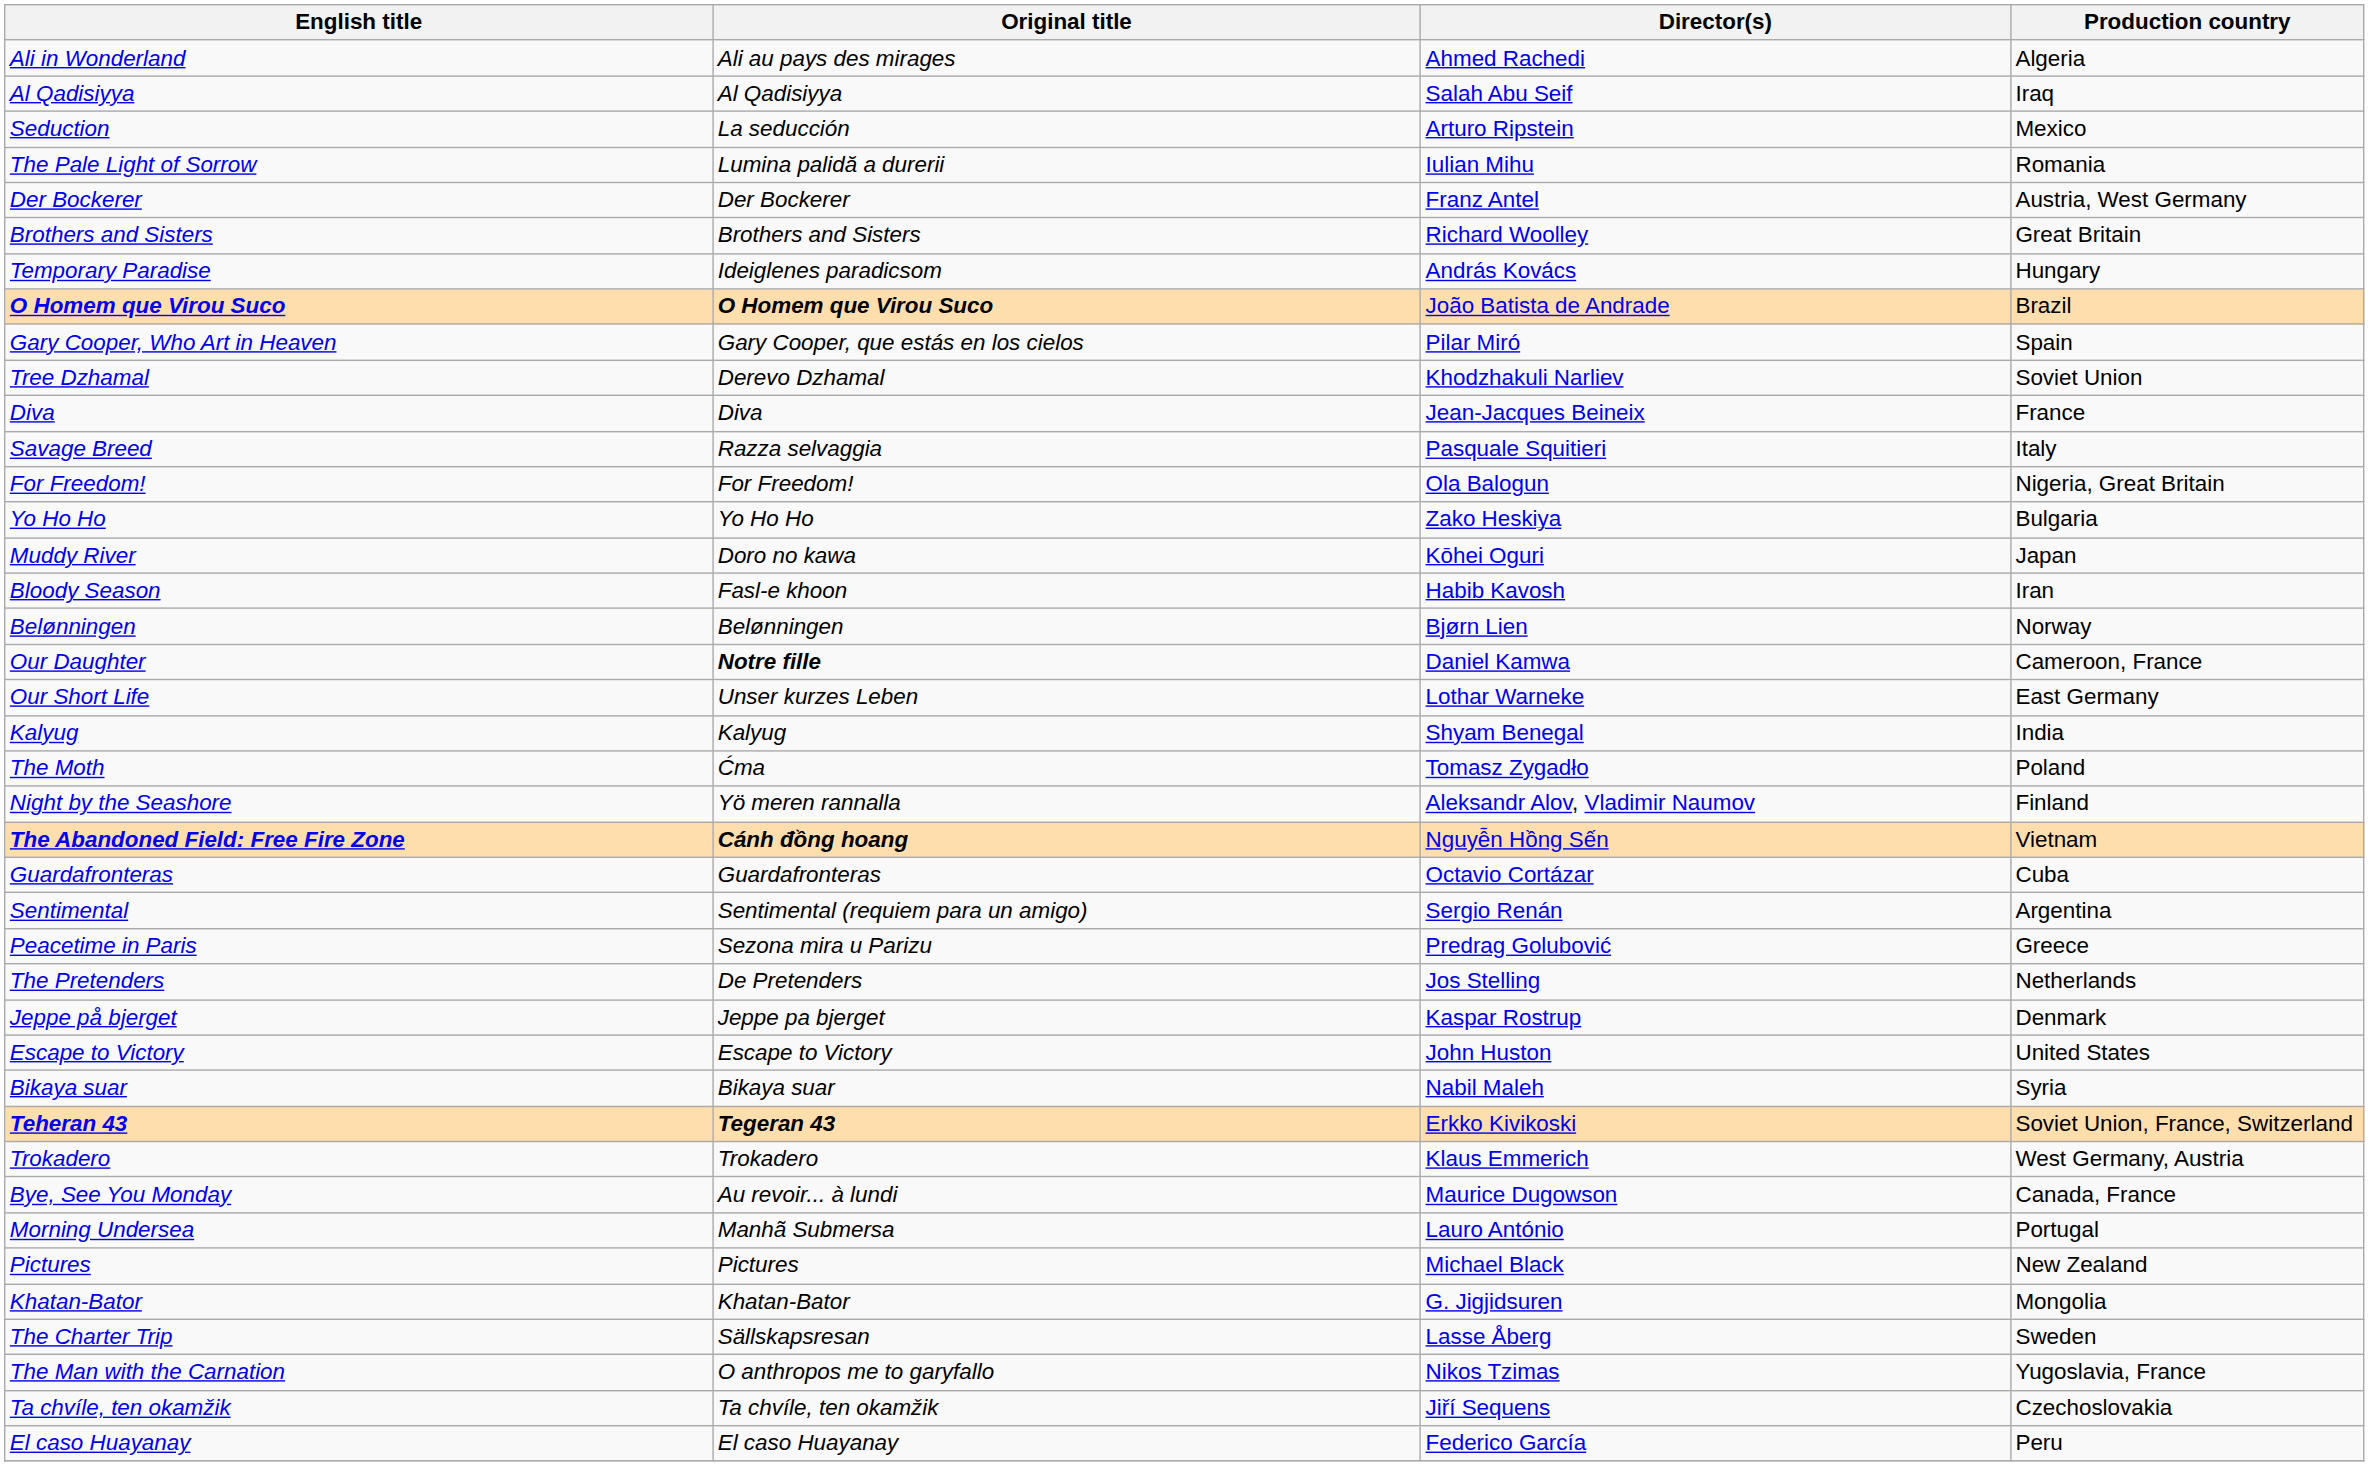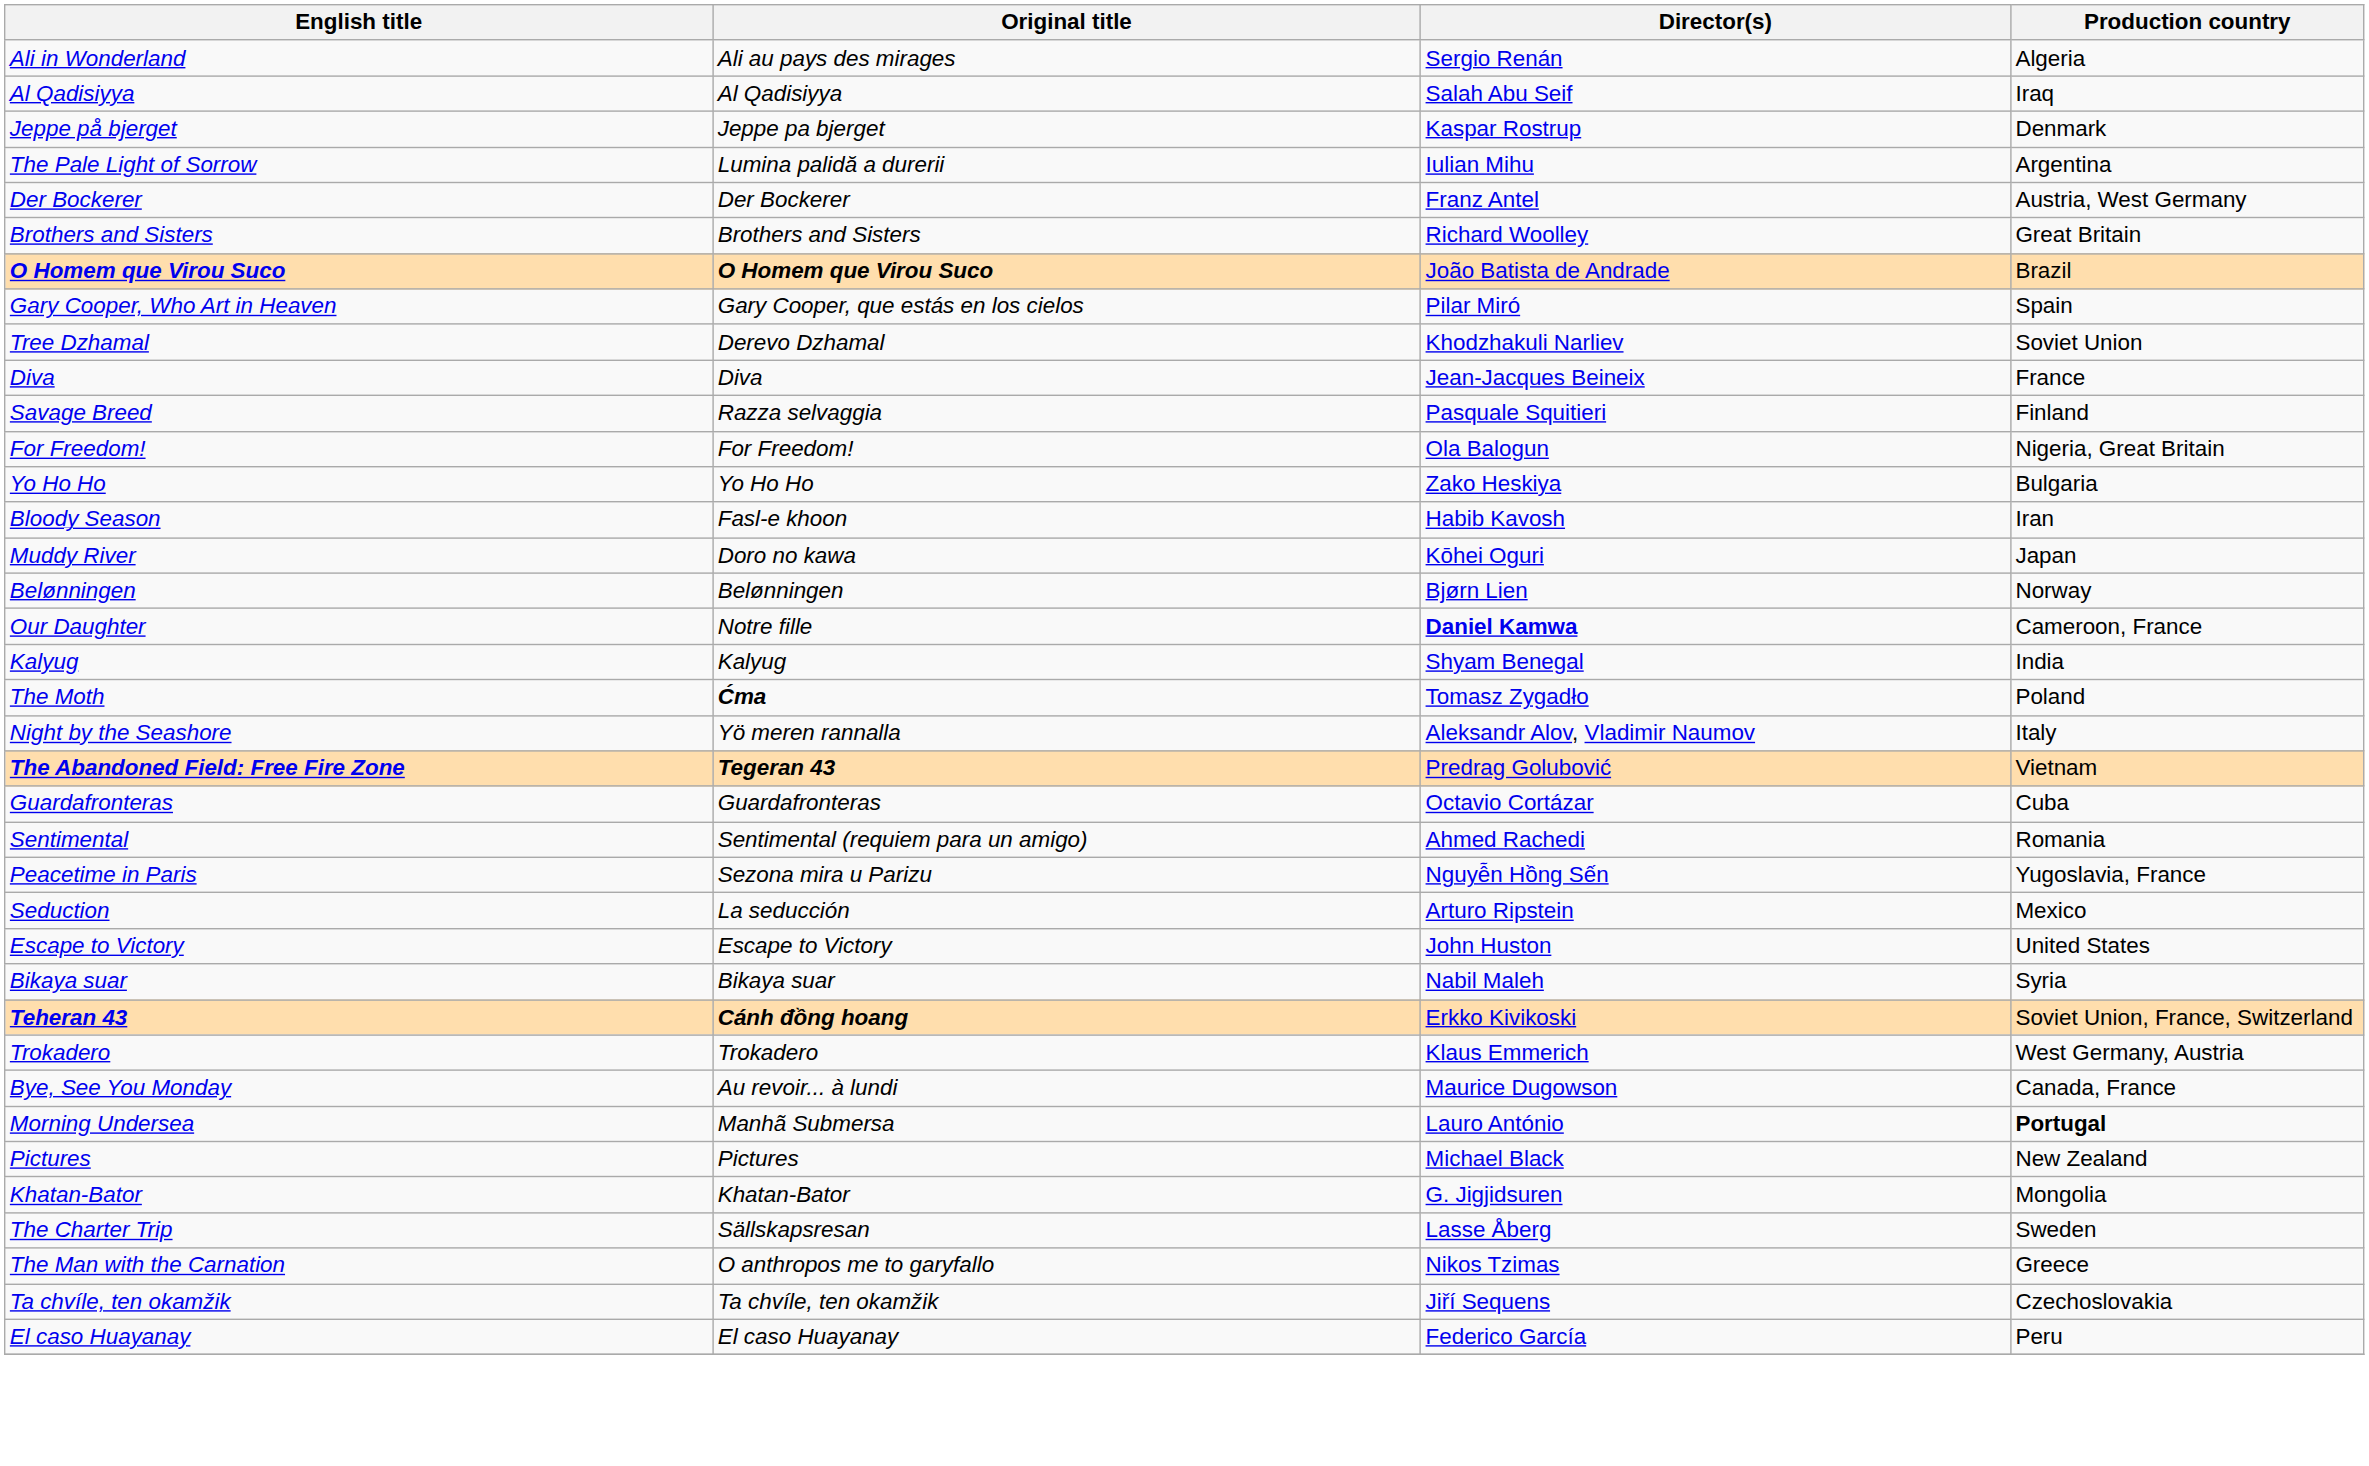(1505, 57) Ahmed Rachedi -> (1494, 57) Sergio Renán
rows swapped: (93, 1016) <-> (60, 128)
(2060, 164) Romania -> (2063, 164) Argentina
- row: (110, 270)
(2036, 448) Italy -> (2052, 413) Finland
rows swapped: (85, 590) <-> (73, 555)
(769, 661) bold -> (765, 626) normal
(1498, 661) normal -> (1502, 626) bold
- row: (80, 697)
(741, 768) normal -> (742, 697) bold
(2052, 803) Finland -> (2036, 732) Italy
(813, 839) Cánh đồng hoang -> (776, 768) Tegeran 43
(1517, 839) Nguyễn Hồng Sến -> (1518, 768) Predrag Golubović
(1494, 910) Sergio Renán -> (1505, 839) Ahmed Rachedi
(2063, 910) Argentina -> (2060, 839) Romania
(1518, 945) Predrag Golubović -> (1517, 874) Nguyễn Hồng Sến
(2052, 945) Greece -> (2111, 874) Yugoslavia, France
- row: (87, 981)
(776, 1123) Tegeran 43 -> (813, 1016) Cánh đồng hoang
(2057, 1230) normal -> (2061, 1123) bold
(2111, 1372) Yugoslavia, France -> (2052, 1265) Greece
